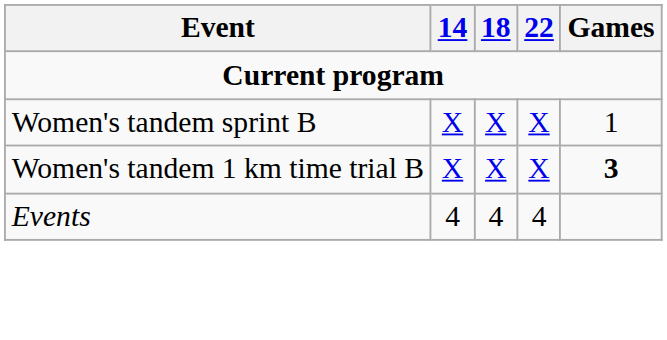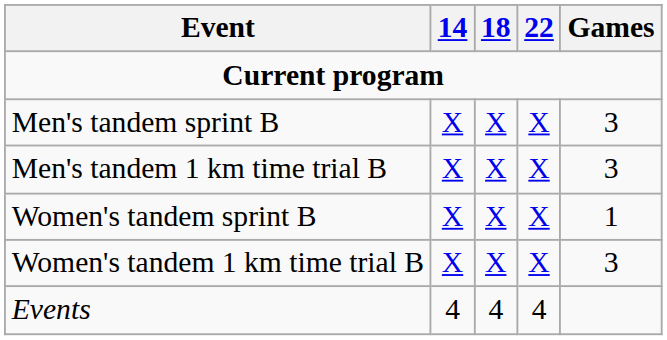+ row: (146, 121)
+ row: (199, 168)
(611, 168) bold -> (611, 262) normal
